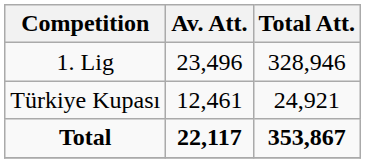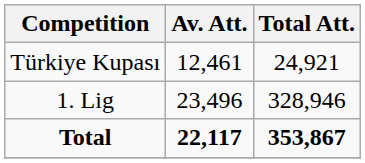rows swapped: (85, 61) <-> (85, 99)
